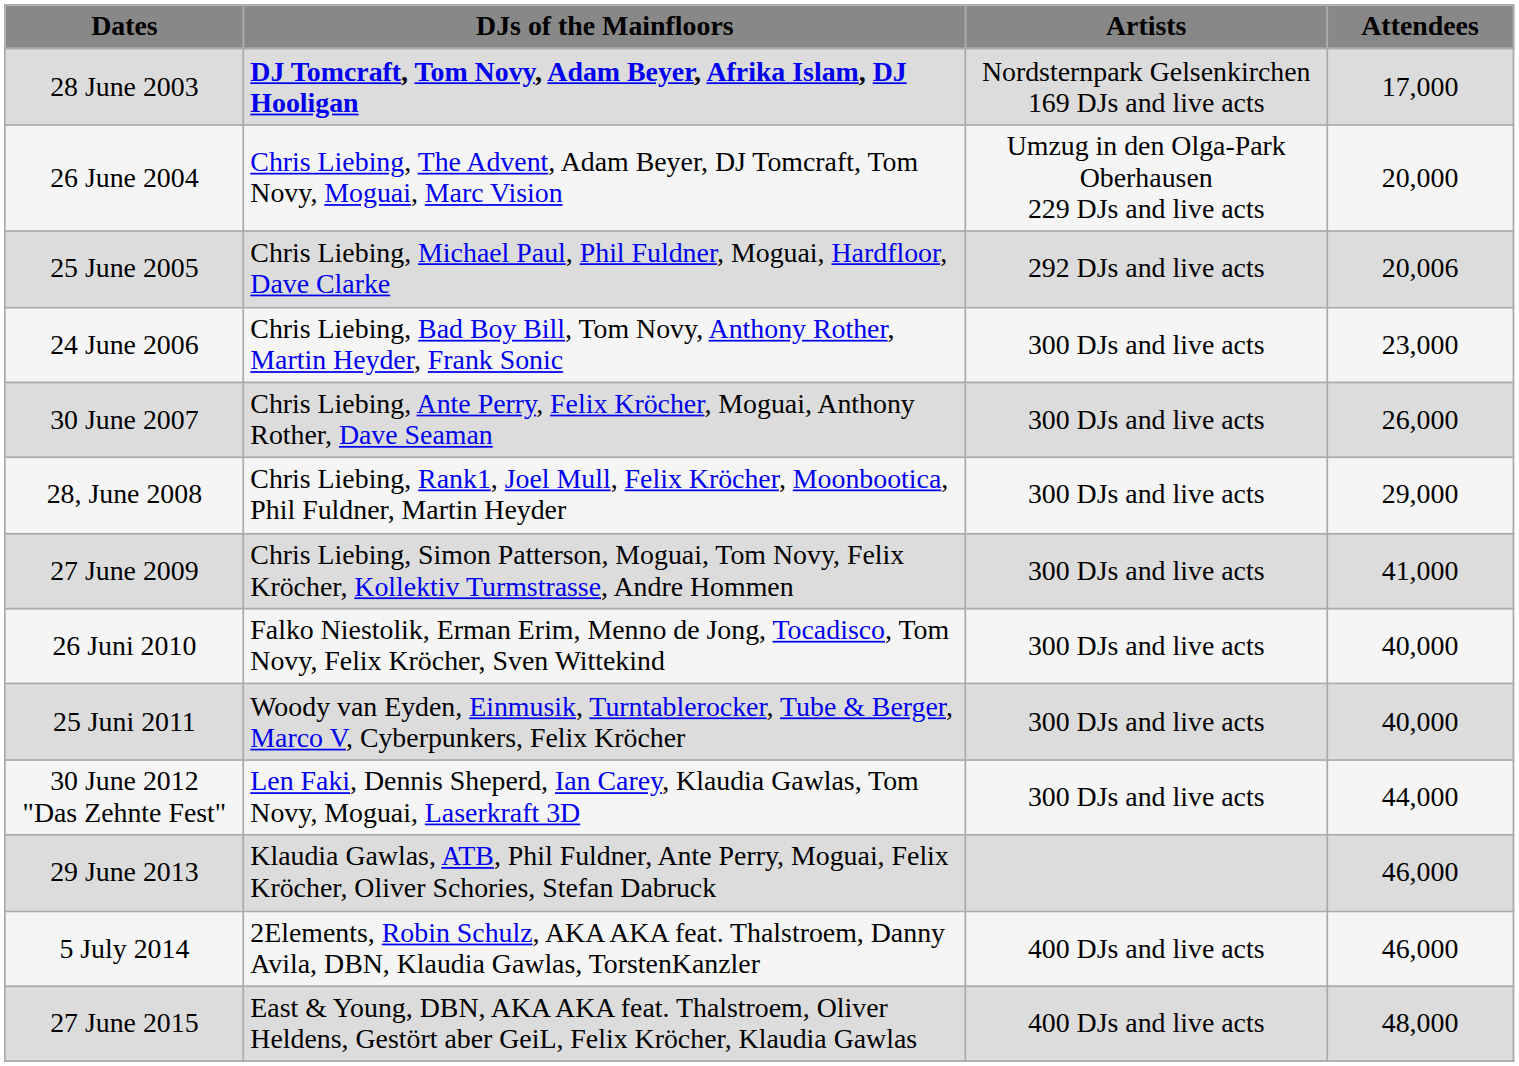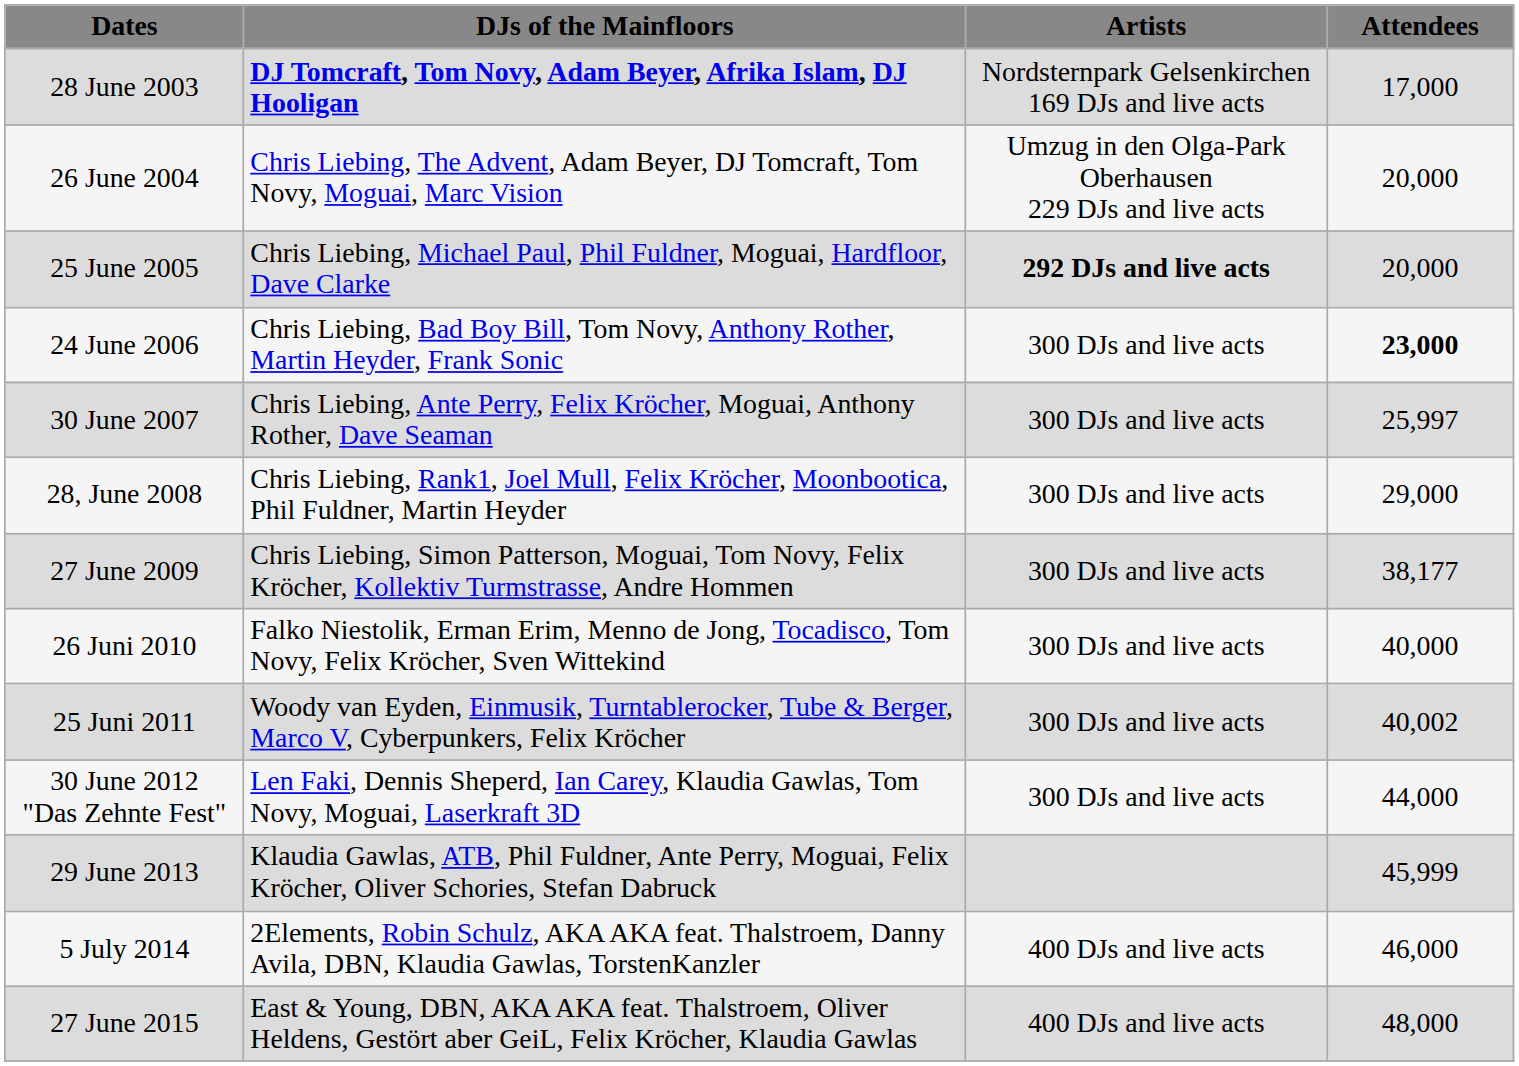(1146, 268) normal -> (1146, 268) bold
(1420, 268) 20,006 -> (1420, 268) 20,000
(1420, 344) normal -> (1420, 344) bold
(1420, 419) 26,000 -> (1420, 419) 25,997
(1420, 570) 41,000 -> (1420, 570) 38,177
(1420, 721) 40,000 -> (1420, 721) 40,002
(1420, 872) 46,000 -> (1420, 872) 45,999
